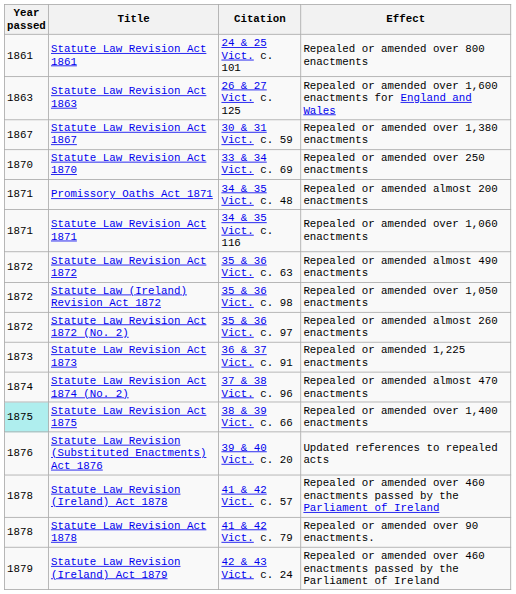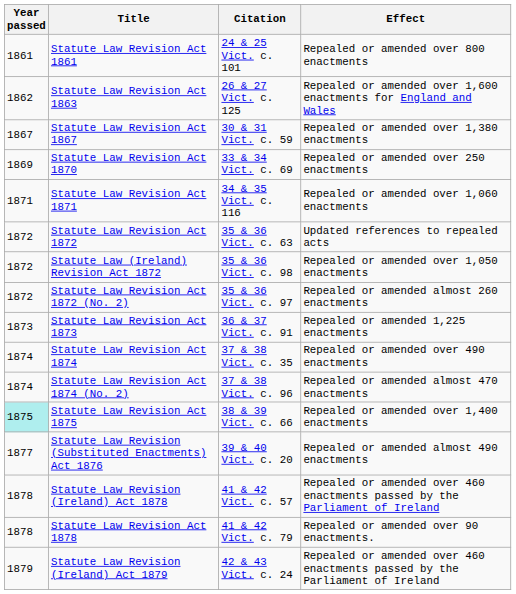(20, 98) 1863 -> (20, 98) 1862
(20, 164) 1870 -> (20, 164) 1869
- row: (132, 195)
(401, 267) Repealed or amended almost 490 enactments -> (401, 237) Updated references to repealed acts
+ row: (129, 357)
(20, 453) 1876 -> (20, 453) 1877
(401, 453) Updated references to repealed acts -> (401, 453) Repealed or amended almost 490 enactments
